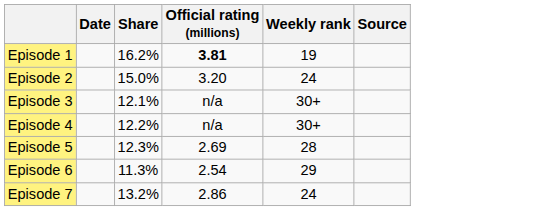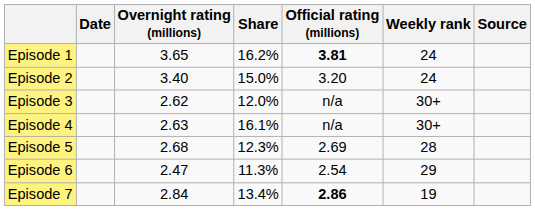+ column: (174, 24)
(308, 55) 19 -> (428, 55) 24
(138, 101) 12.1% -> (258, 101) 12.0%
(138, 124) 12.2% -> (258, 124) 16.1%
(138, 194) 13.2% -> (258, 194) 13.4%
(212, 194) normal -> (332, 194) bold
(308, 194) 24 -> (428, 194) 19
